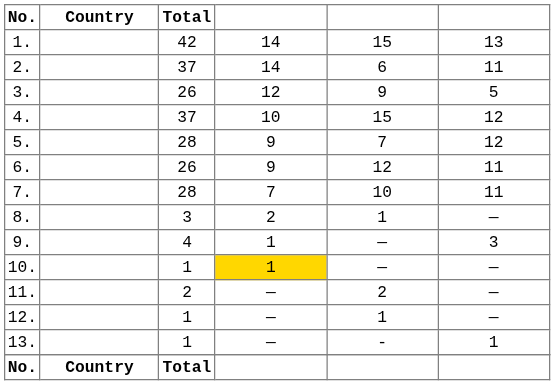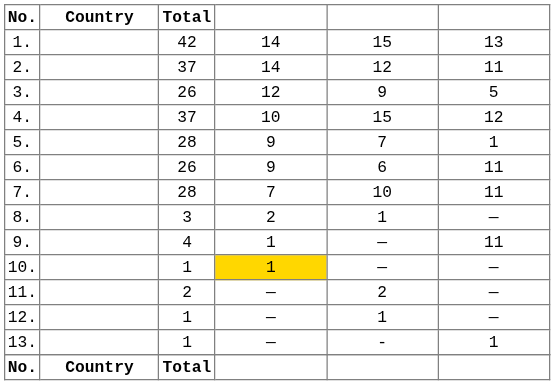(382, 67) 6 -> (382, 67) 12
(494, 142) 12 -> (494, 142) 1
(382, 167) 12 -> (382, 167) 6
(494, 242) 3 -> (494, 242) 11
